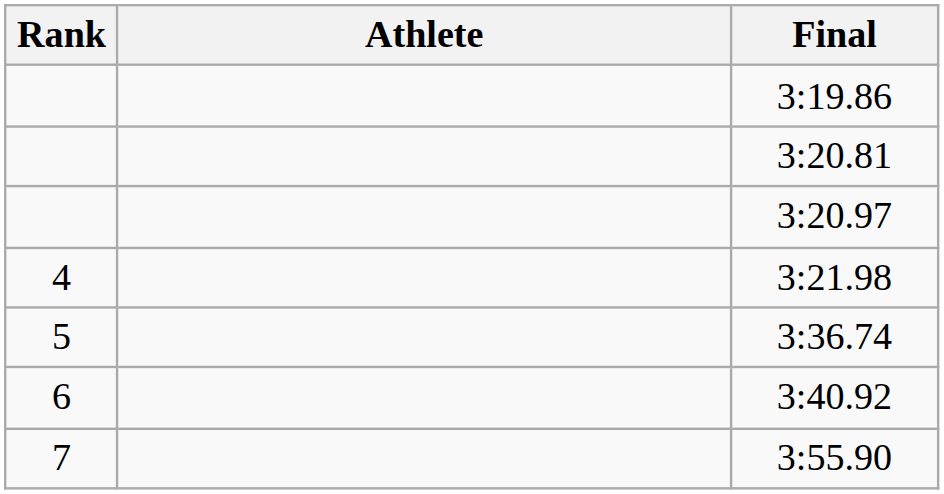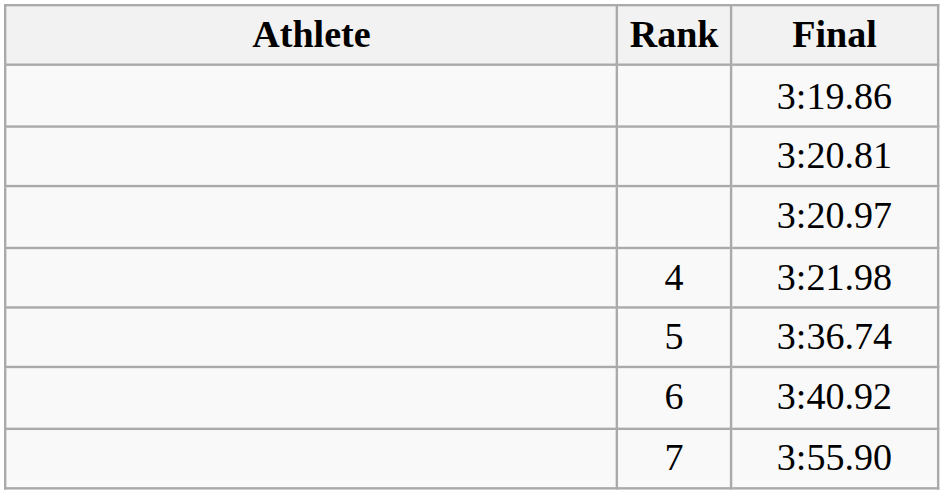columns swapped: (62, 34) <-> (424, 34)
